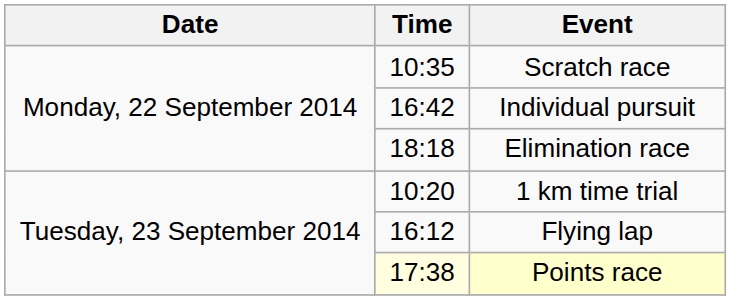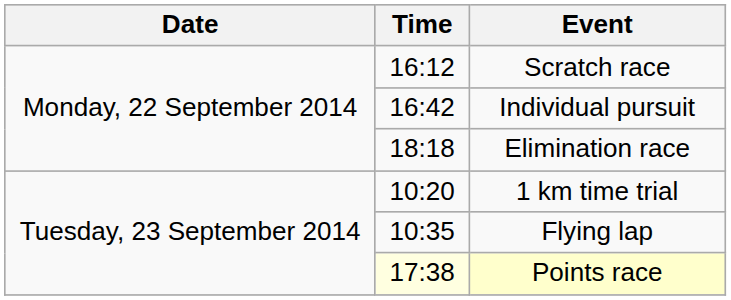(422, 66) 10:35 -> (422, 66) 16:12
(422, 231) 16:12 -> (422, 231) 10:35
